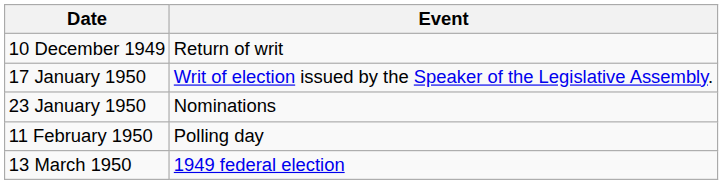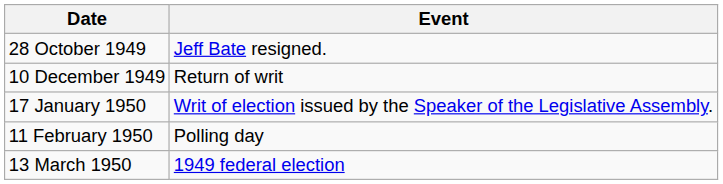+ row: (77, 48)
- row: (77, 106)
